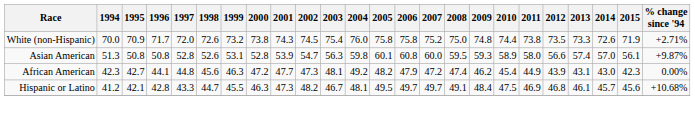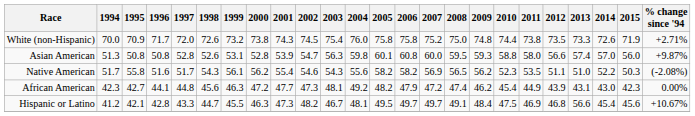(508, 55) 58.9 -> (508, 55) 58.8
(631, 55) 56.1 -> (631, 55) 56.0
+ row: (61, 71)
(582, 87) 46.1 -> (582, 103) 56.6
(606, 87) 45.7 -> (606, 103) 45.4
(669, 87) +10.68% -> (669, 103) +10.67%
